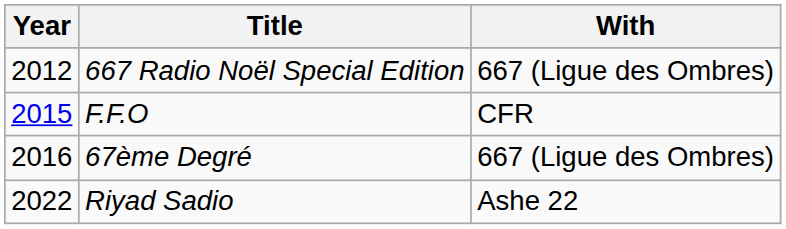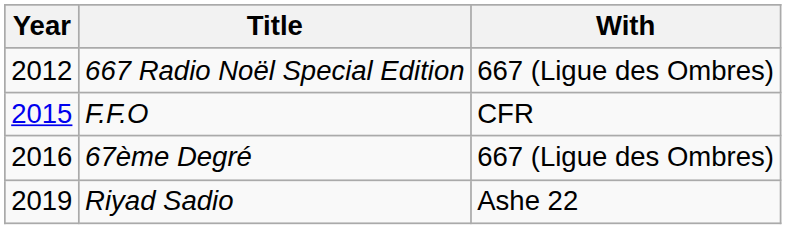(42, 200) 2022 -> (42, 200) 2019
